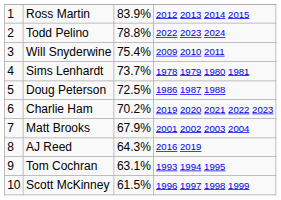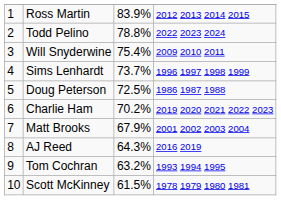(203, 71) 1978 1979 1980 1981 -> (203, 71) 1996 1997 1998 1999
(134, 166) 63.1% -> (134, 166) 63.2%
(203, 185) 1996 1997 1998 1999 -> (203, 185) 1978 1979 1980 1981
